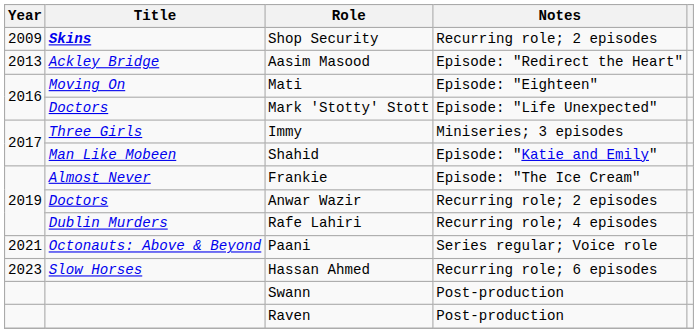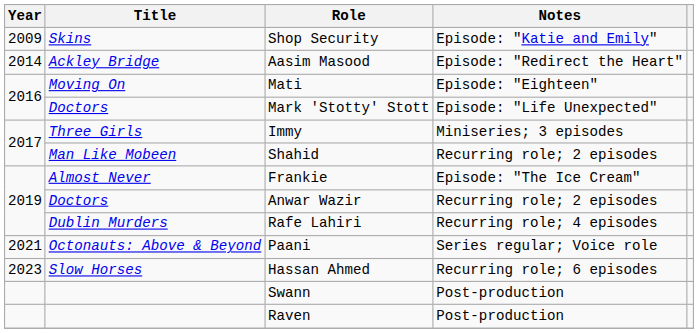(70, 39) bold -> (70, 39) normal
(547, 39) Recurring role; 2 episodes -> (547, 39) Episode: "Katie and Emily"
(25, 62) 2013 -> (25, 62) 2014
(547, 155) Episode: "Katie and Emily" -> (547, 155) Recurring role; 2 episodes
